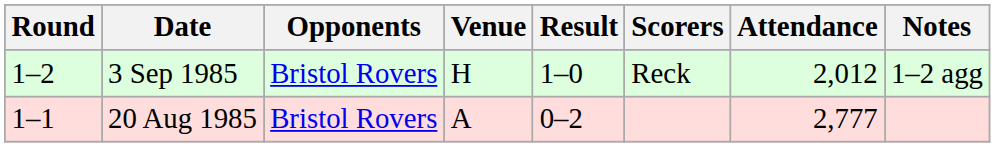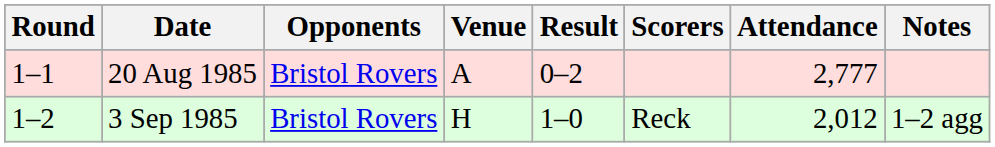rows swapped: (182, 118) <-> (173, 73)
